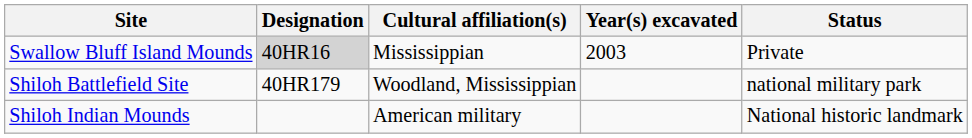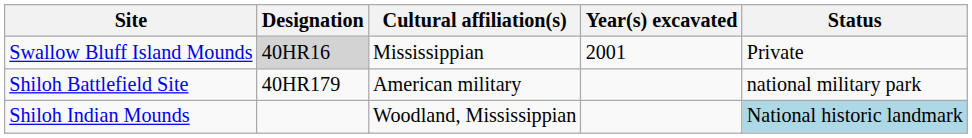(606, 52) 2003 -> (606, 52) 2001
(475, 84) Woodland, Mississippian -> (447, 84) American military
(447, 116) American military -> (475, 116) Woodland, Mississippian
(855, 116) no background -> (855, 116) lightblue background
